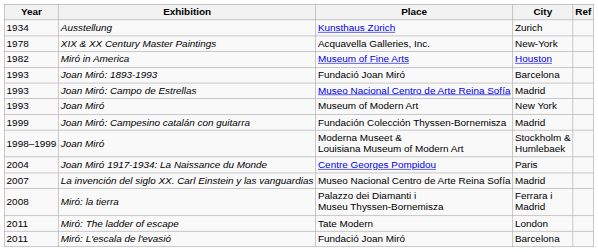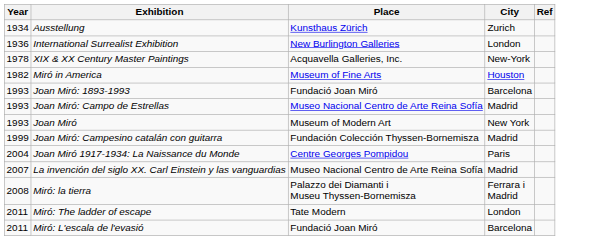+ row: (106, 43)
- row: (83, 143)
